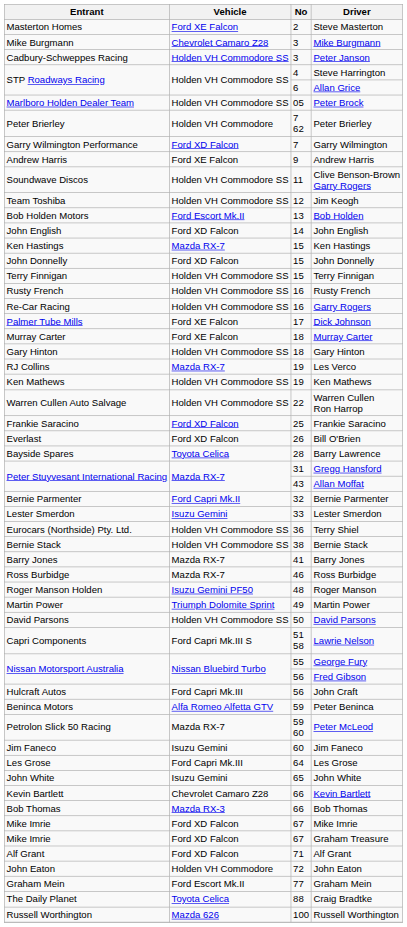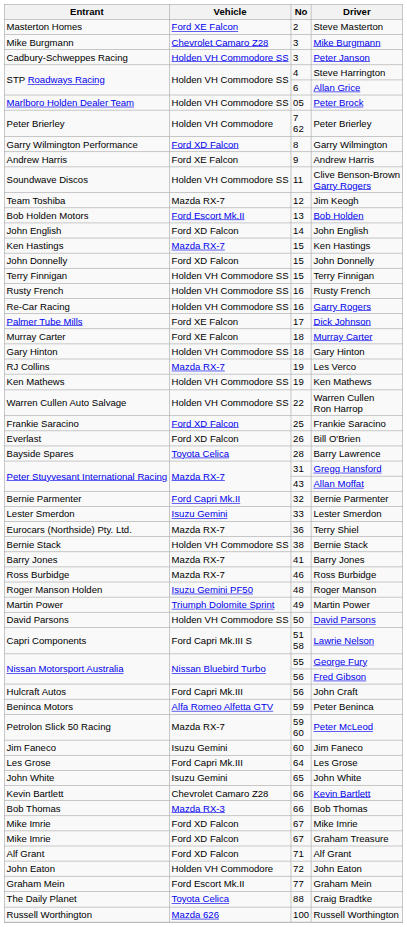(296, 144) 7 -> (296, 144) 8
(230, 200) Holden VH Commodore SS -> (198, 200) Mazda RX-7
(230, 529) Holden VH Commodore SS -> (198, 529) Mazda RX-7
